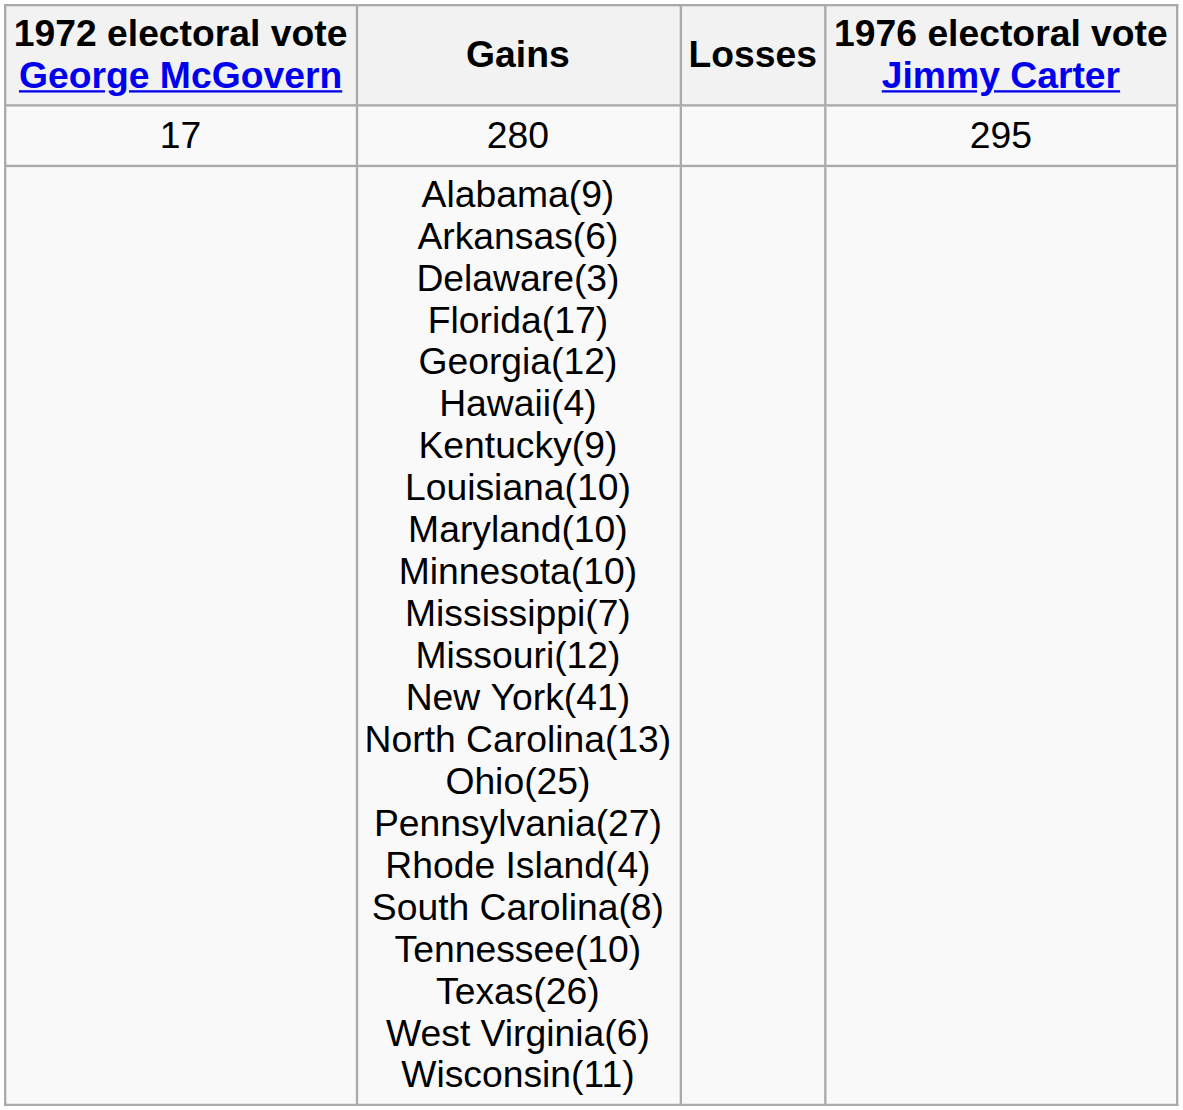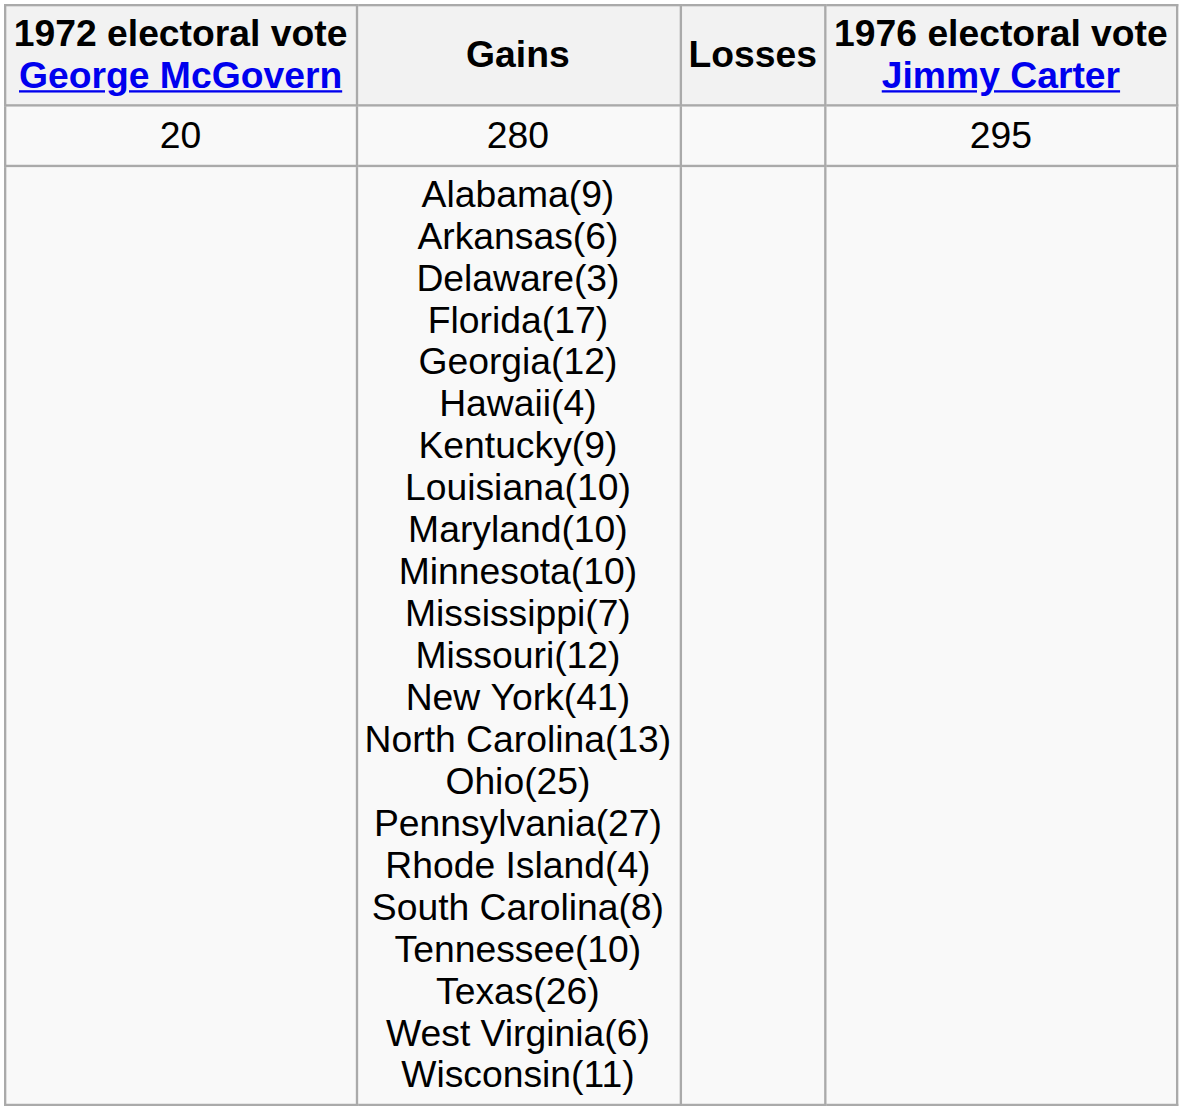(181, 135) 17 -> (181, 135) 20
